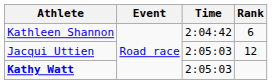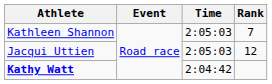(208, 32) 2:04:42 -> (208, 32) 2:05:03
(251, 32) 6 -> (251, 32) 7
(208, 70) 2:05:03 -> (208, 70) 2:04:42
